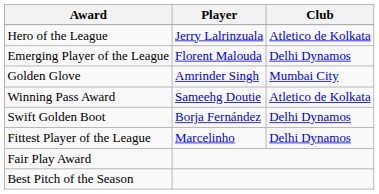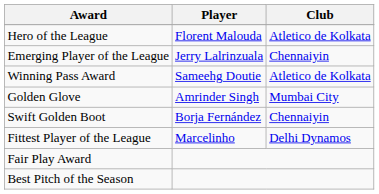(219, 35) Jerry Lalrinzuala -> (218, 35) Florent Malouda
(218, 55) Florent Malouda -> (219, 55) Jerry Lalrinzuala
(310, 55) Delhi Dynamos -> (299, 55) Chennaiyin
rows swapped: (44, 76) <-> (61, 96)
(310, 117) Delhi Dynamos -> (299, 117) Chennaiyin
